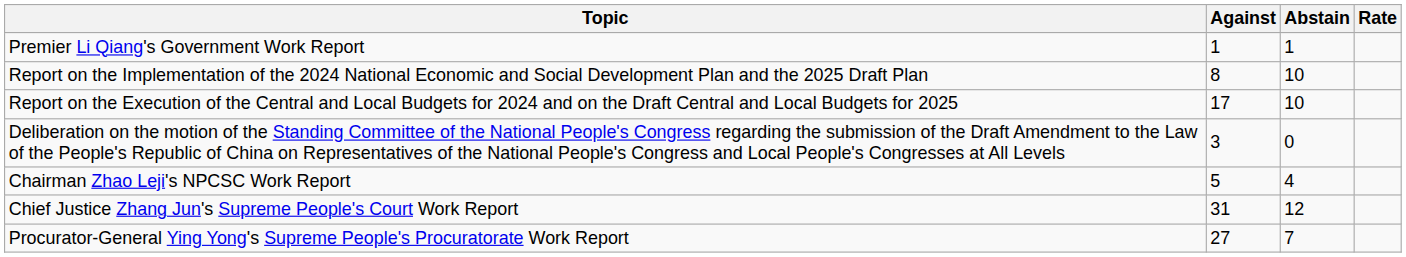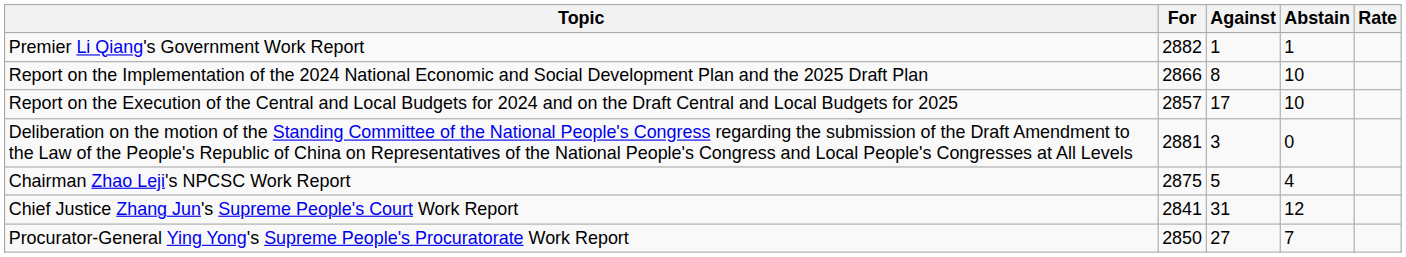+ column: (1182, 18)
